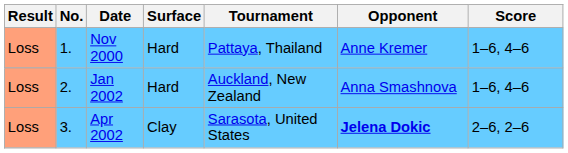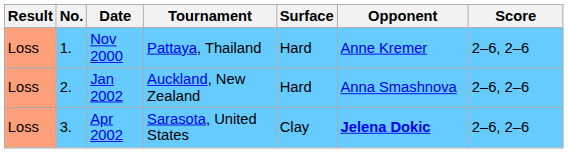columns swapped: (271, 16) <-> (174, 16)
(500, 47) 1–6, 4–6 -> (500, 47) 2–6, 2–6
(500, 87) 1–6, 4–6 -> (500, 87) 2–6, 2–6
